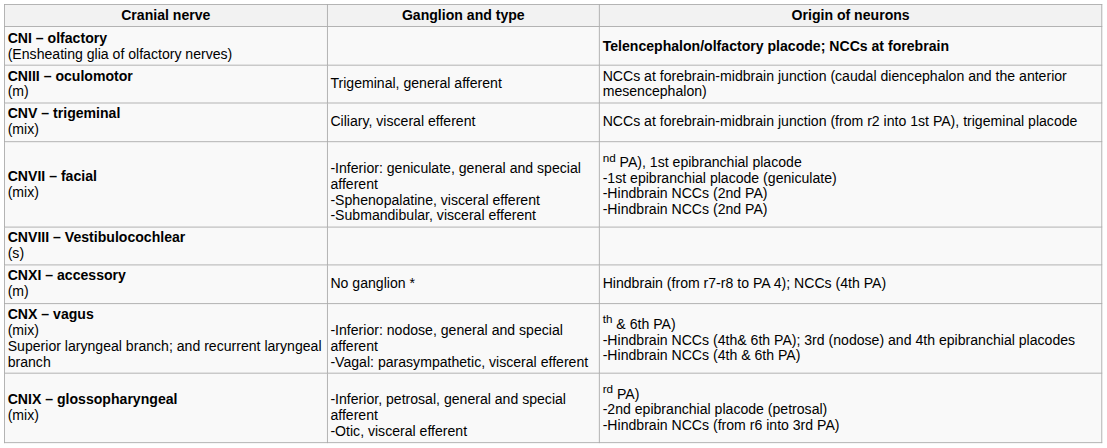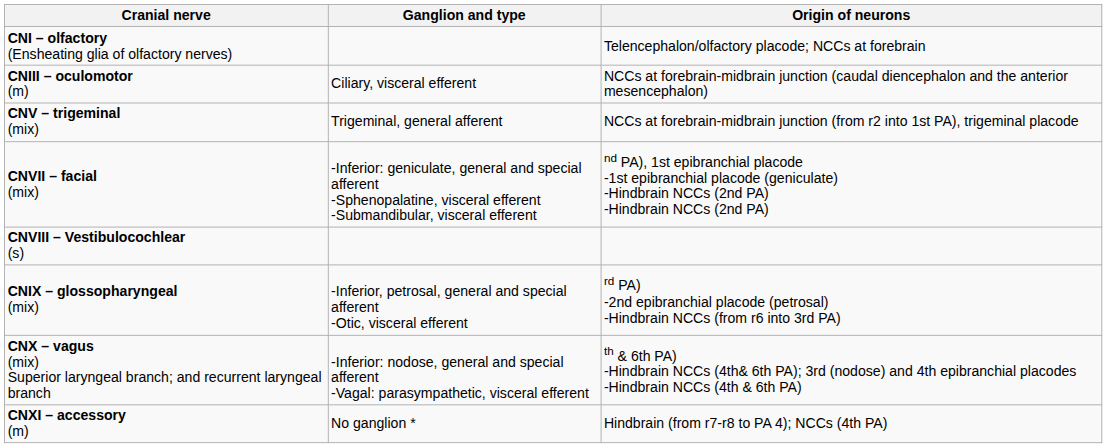(776, 45) bold -> (765, 45) normal
(416, 84) Trigeminal, general afferent -> (404, 84) Ciliary, visceral efferent
(403, 122) Ciliary, visceral efferent -> (417, 122) Trigeminal, general afferent
rows swapped: (93, 408) <-> (67, 284)
